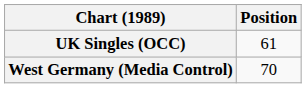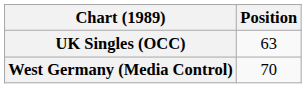(269, 43) 61 -> (269, 43) 63
